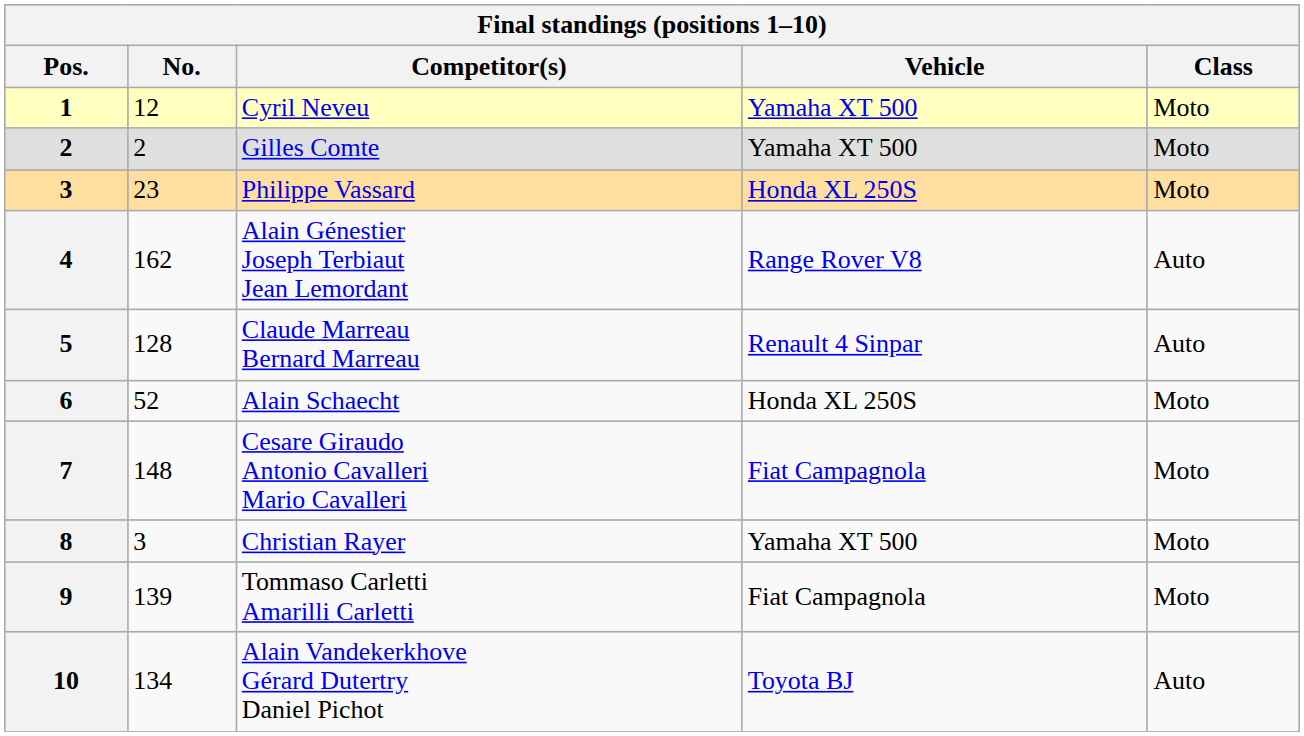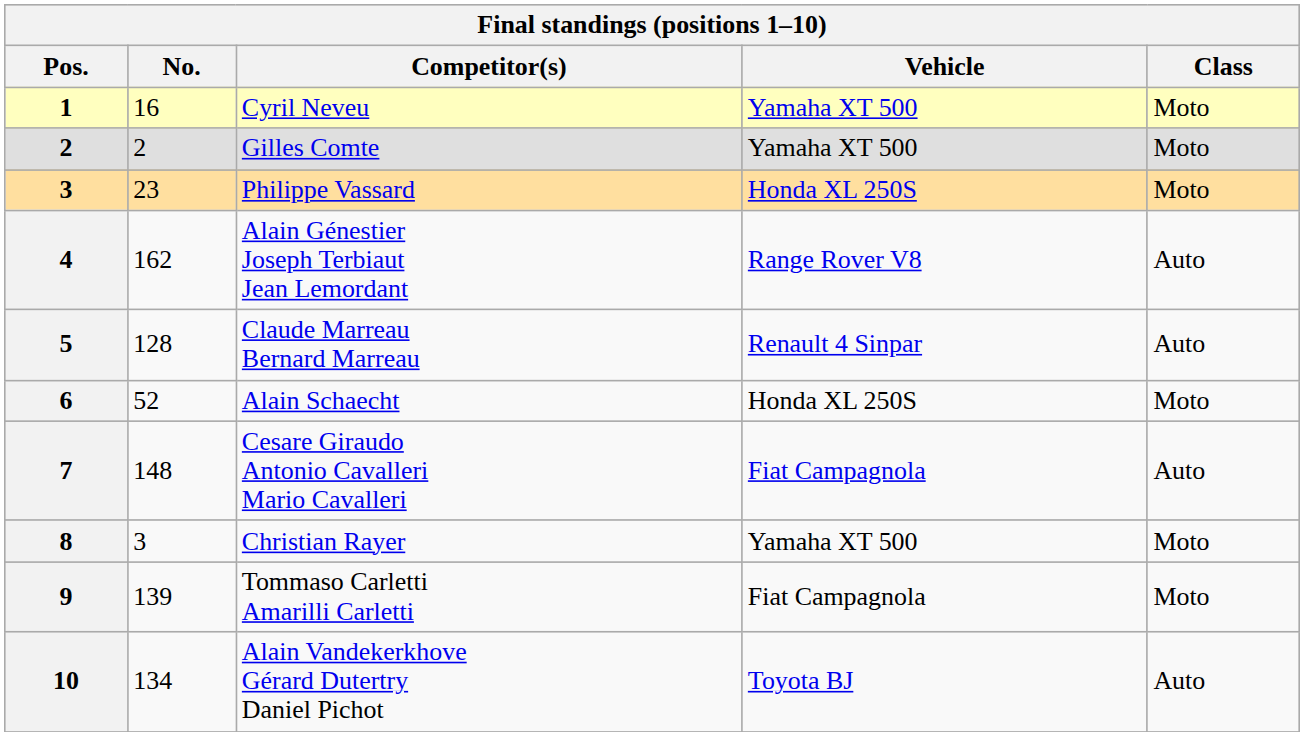(146, 107) 12 -> (146, 107) 16
(1181, 470) Moto -> (1179, 470) Auto
